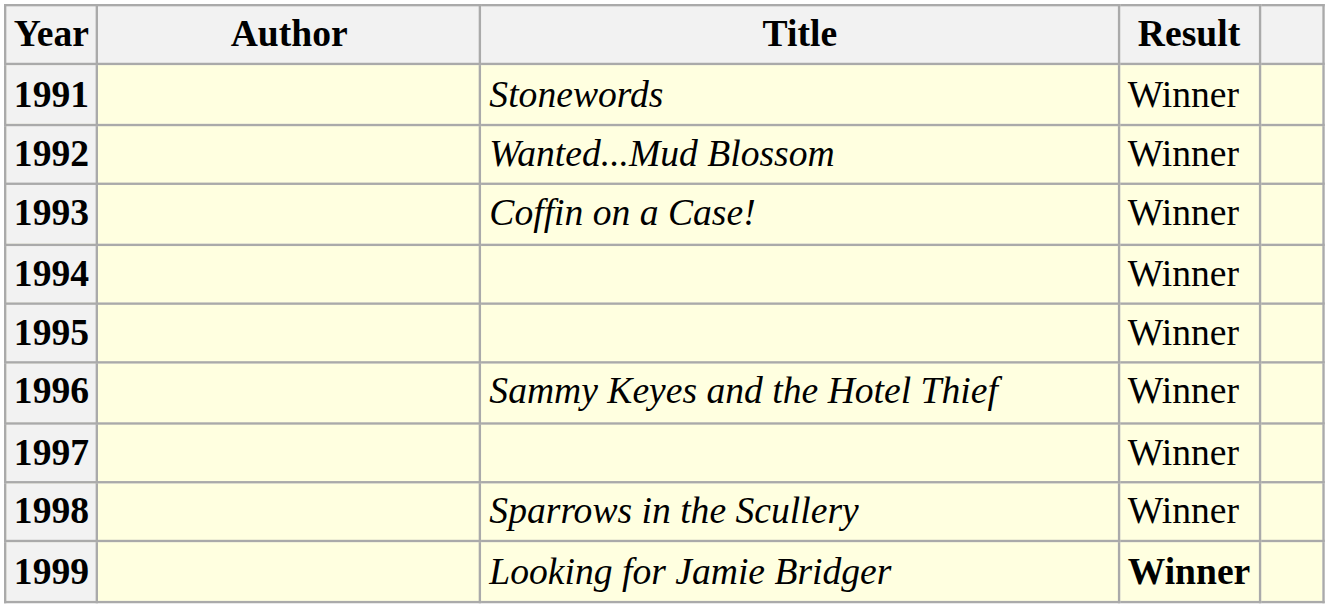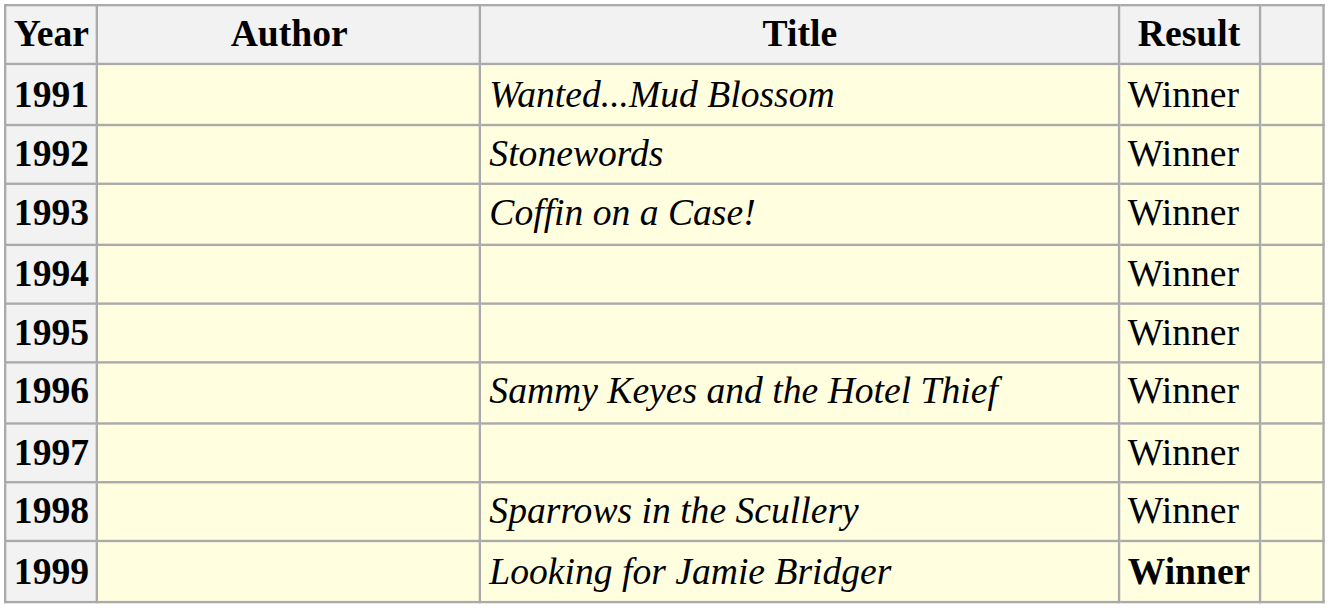(576, 93) Stonewords -> (662, 93) Wanted...Mud Blossom
(662, 153) Wanted...Mud Blossom -> (576, 153) Stonewords
